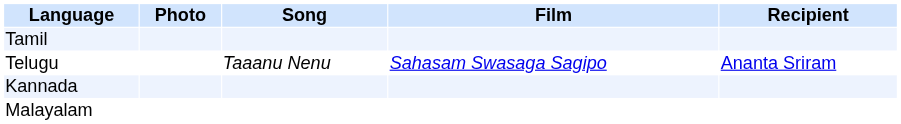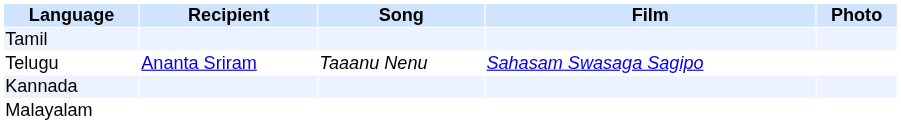columns swapped: (808, 15) <-> (180, 15)
